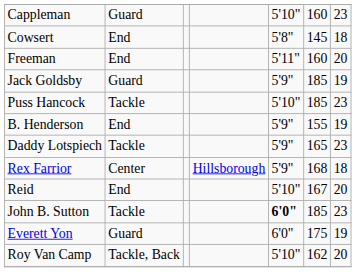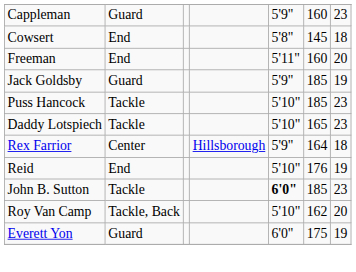(286, 15) 5'10" -> (283, 15) 5'9"
- row: (45, 124)
(283, 146) 5'9" -> (286, 124) 5'10"
(317, 168) 168 -> (317, 146) 164
(317, 189) 167 -> (317, 168) 176
(341, 189) 20 -> (341, 168) 19
rows swapped: (50, 255) <-> (40, 233)
